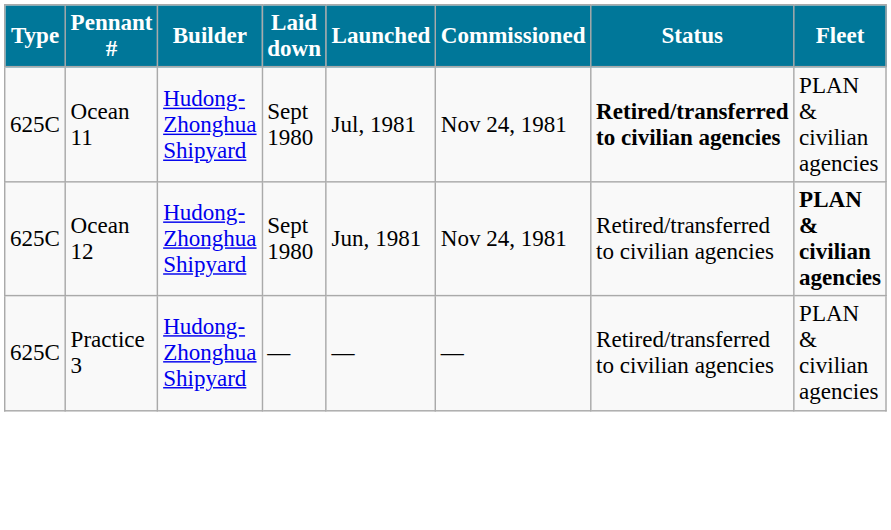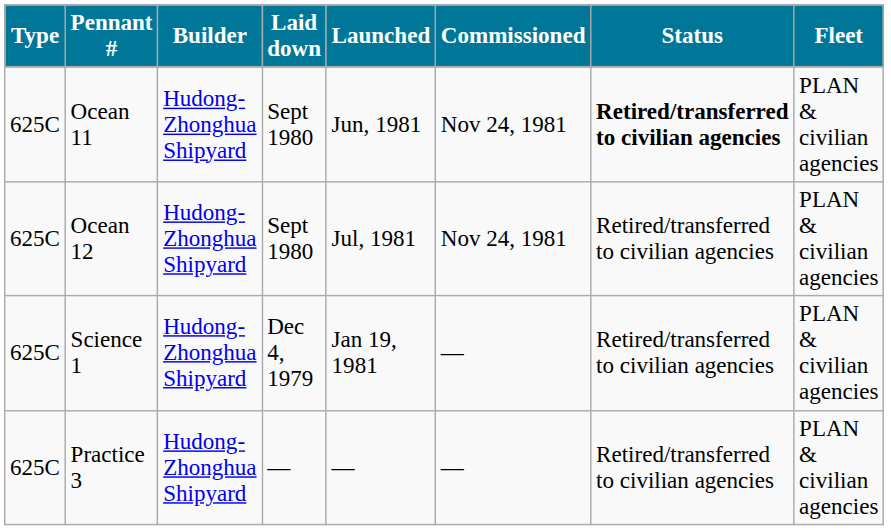(374, 124) Jul, 1981 -> (376, 124) Jun, 1981
(376, 238) Jun, 1981 -> (374, 238) Jul, 1981
(840, 238) bold -> (839, 238) normal
+ row: (106, 352)
